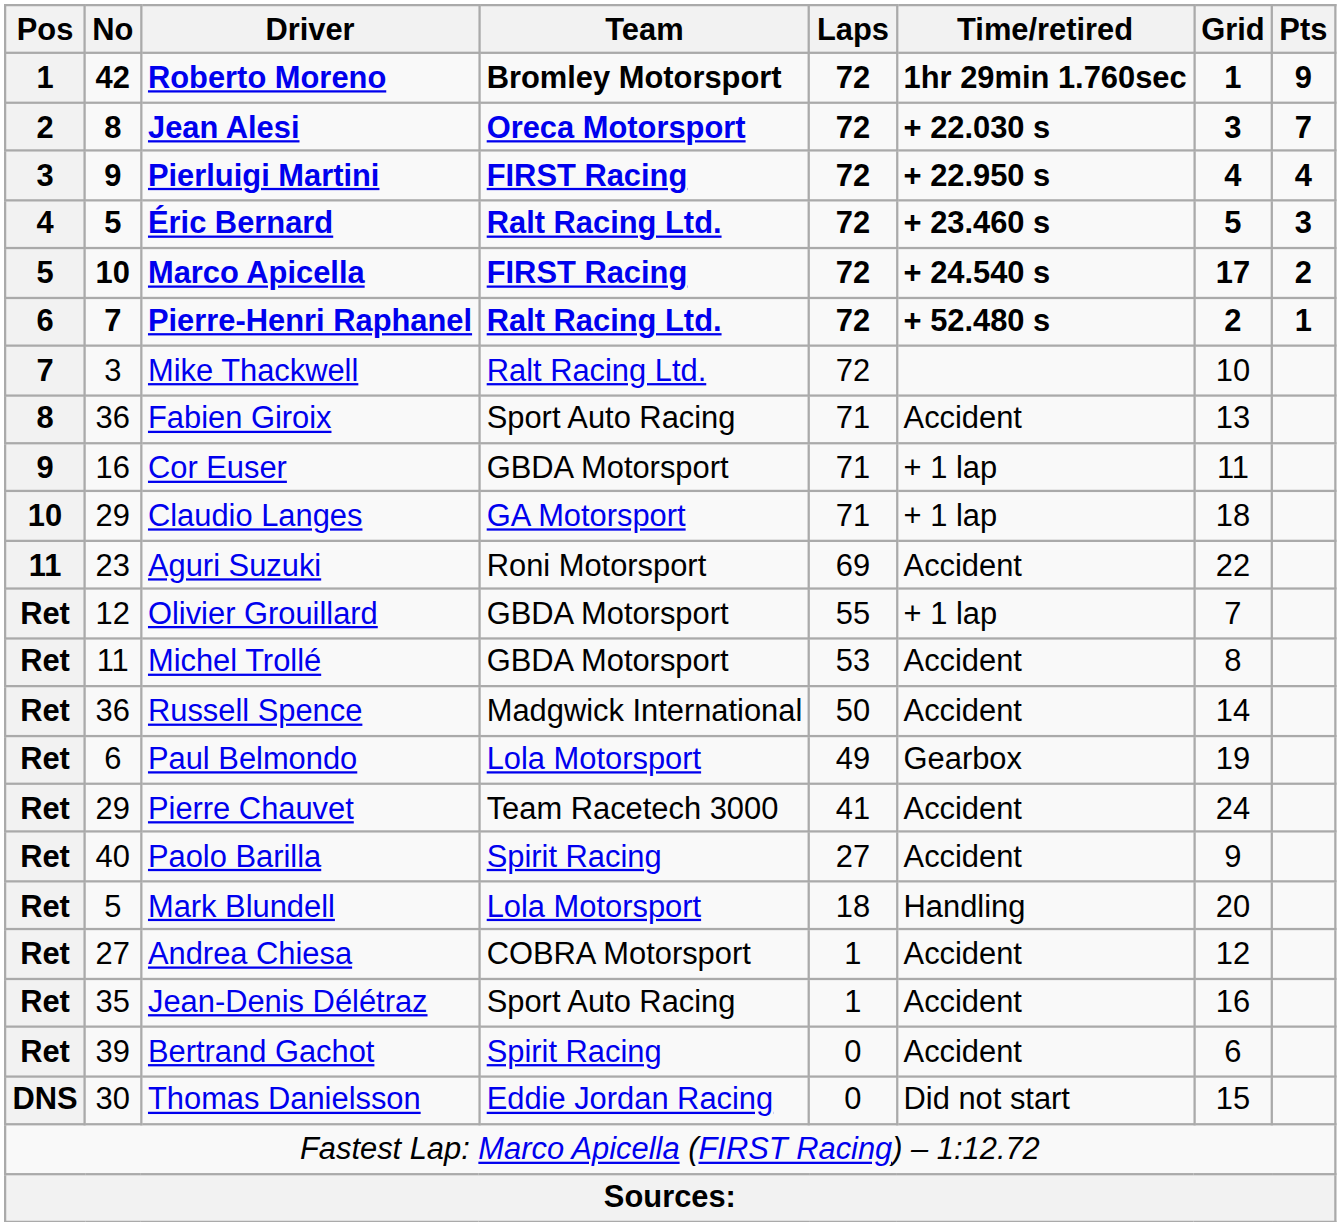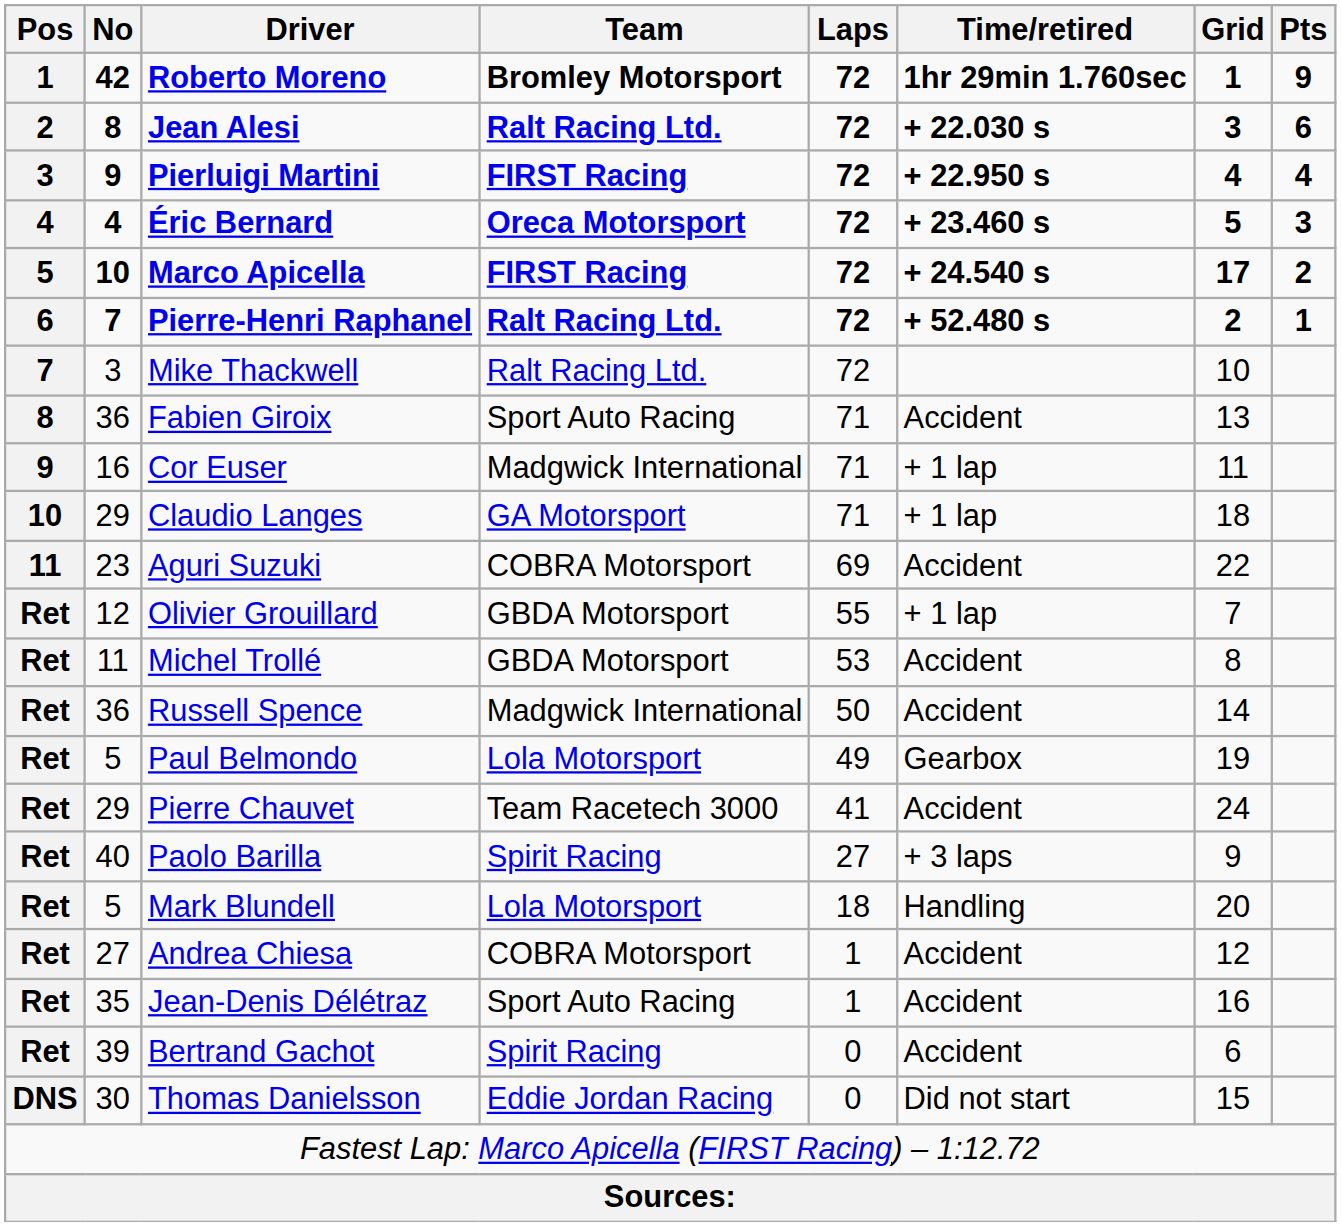(616, 126) Oreca Motorsport -> (604, 126) Ralt Racing Ltd.
(1303, 126) 7 -> (1303, 126) 6
(113, 224) 5 -> (113, 224) 4
(604, 224) Ralt Racing Ltd. -> (616, 224) Oreca Motorsport
(608, 467) GBDA Motorsport -> (644, 467) Madgwick International
(596, 564) Roni Motorsport -> (619, 564) COBRA Motorsport
(113, 759) 6 -> (113, 759) 5
(963, 856) Accident -> (958, 856) + 3 laps
